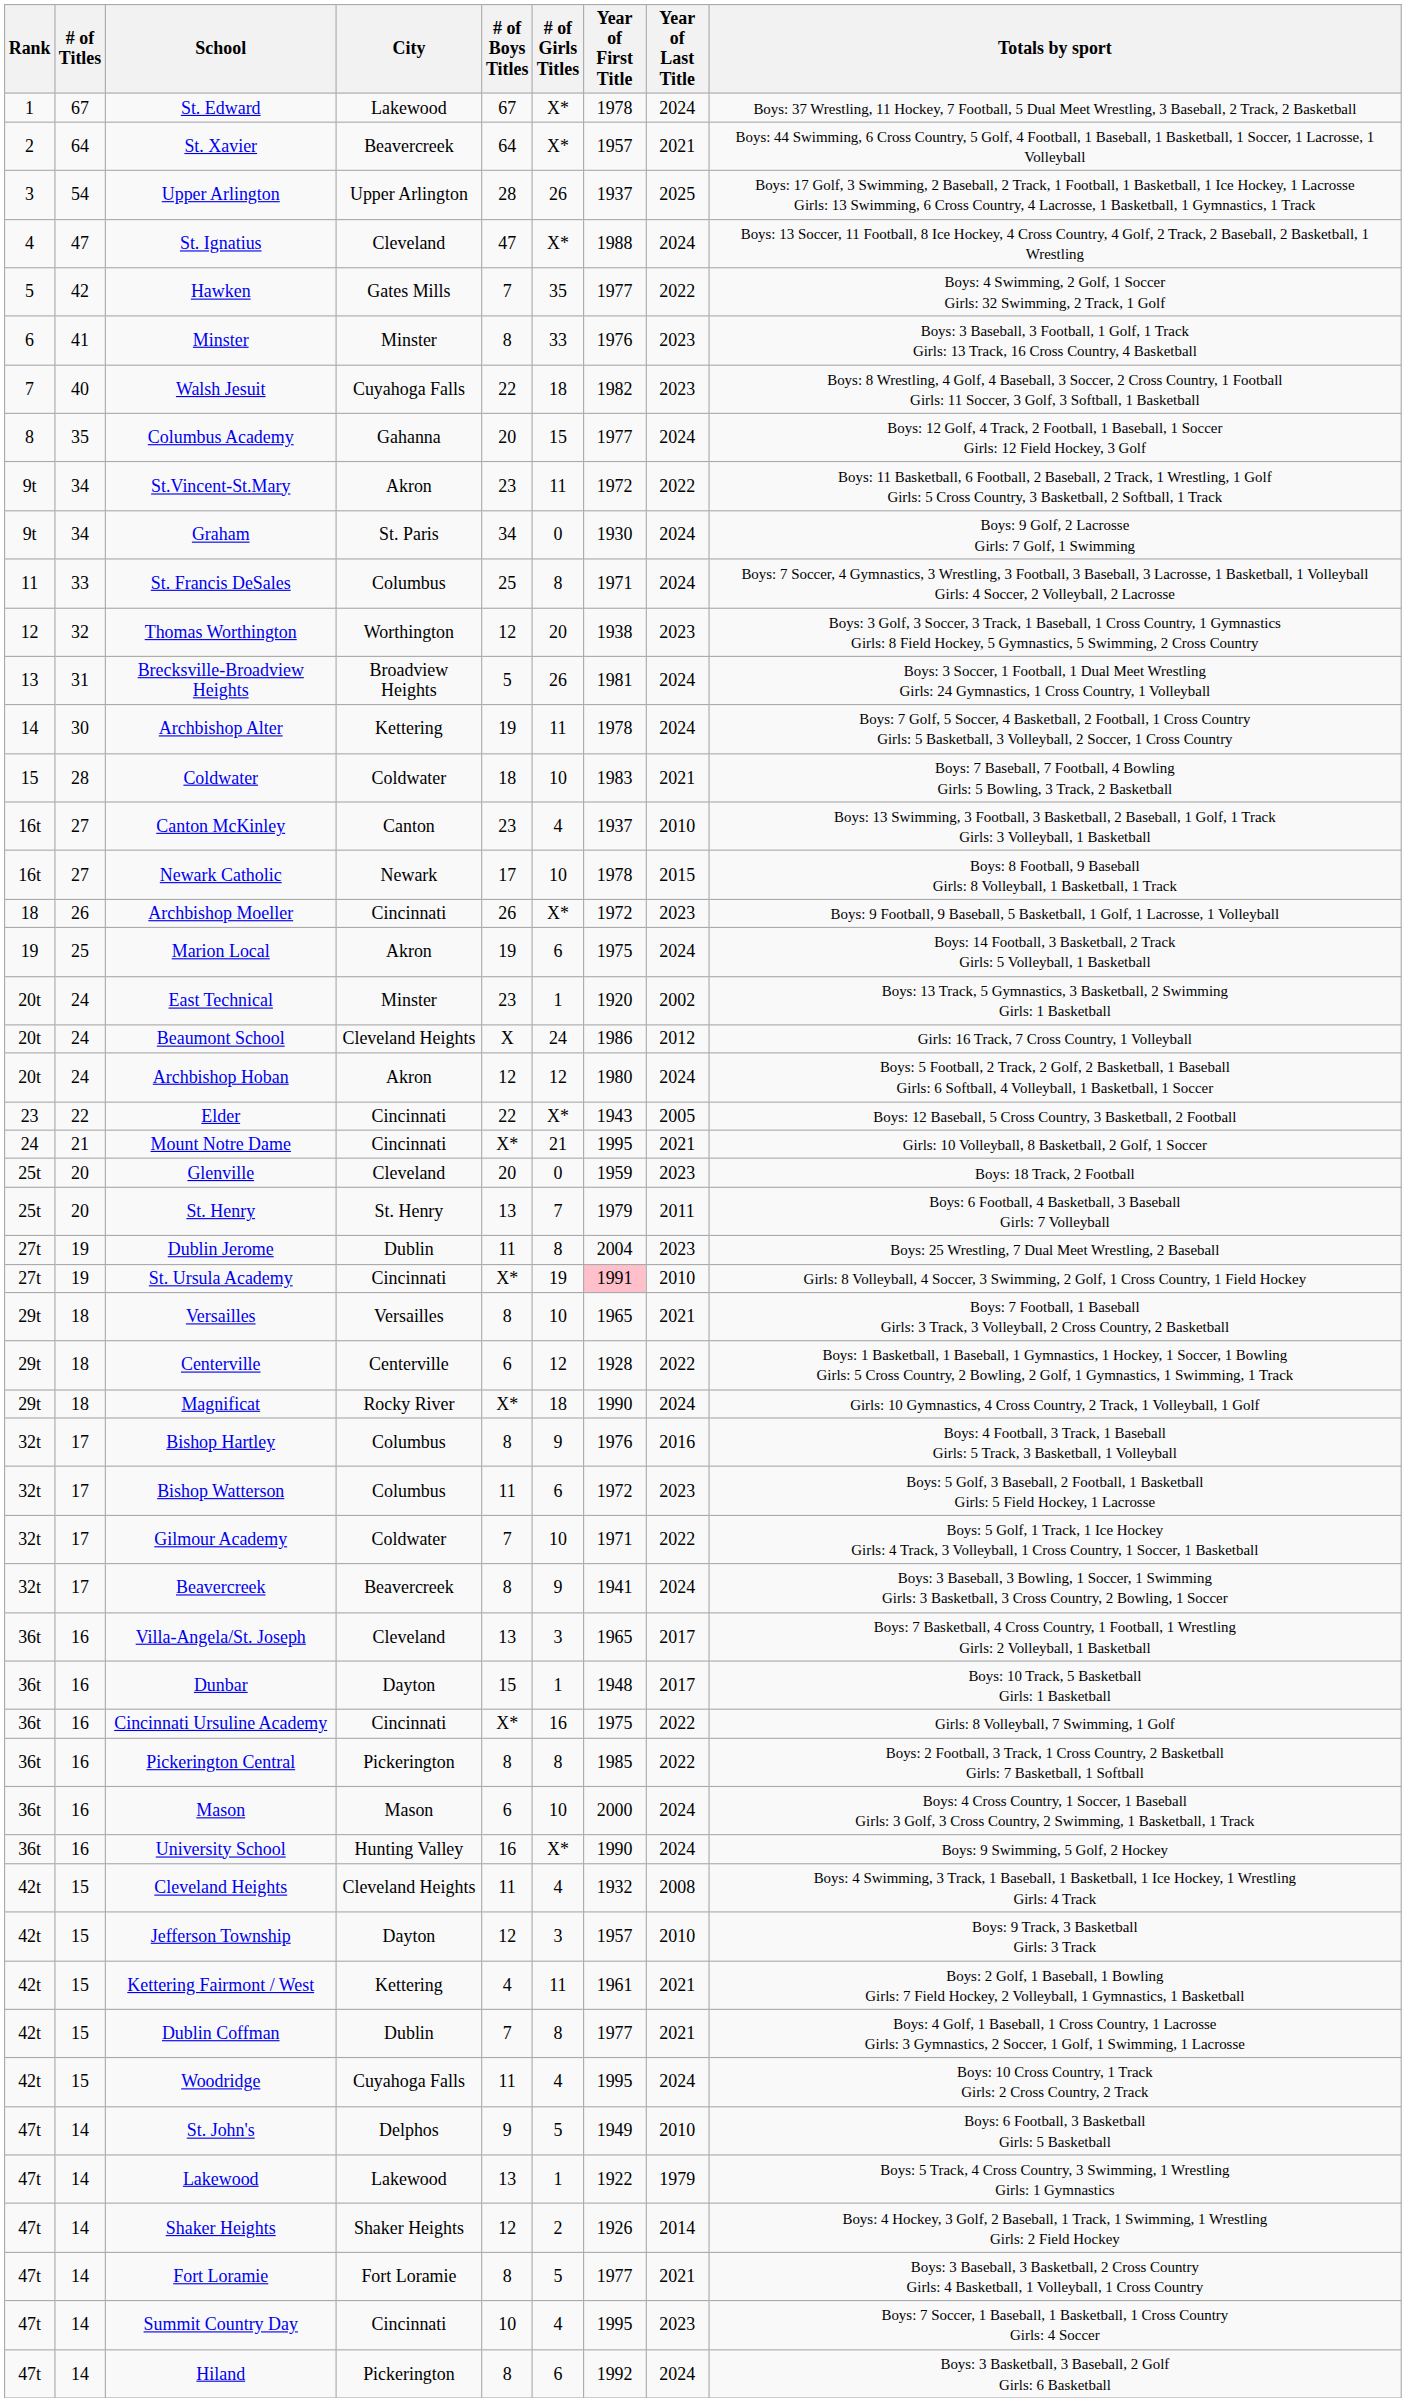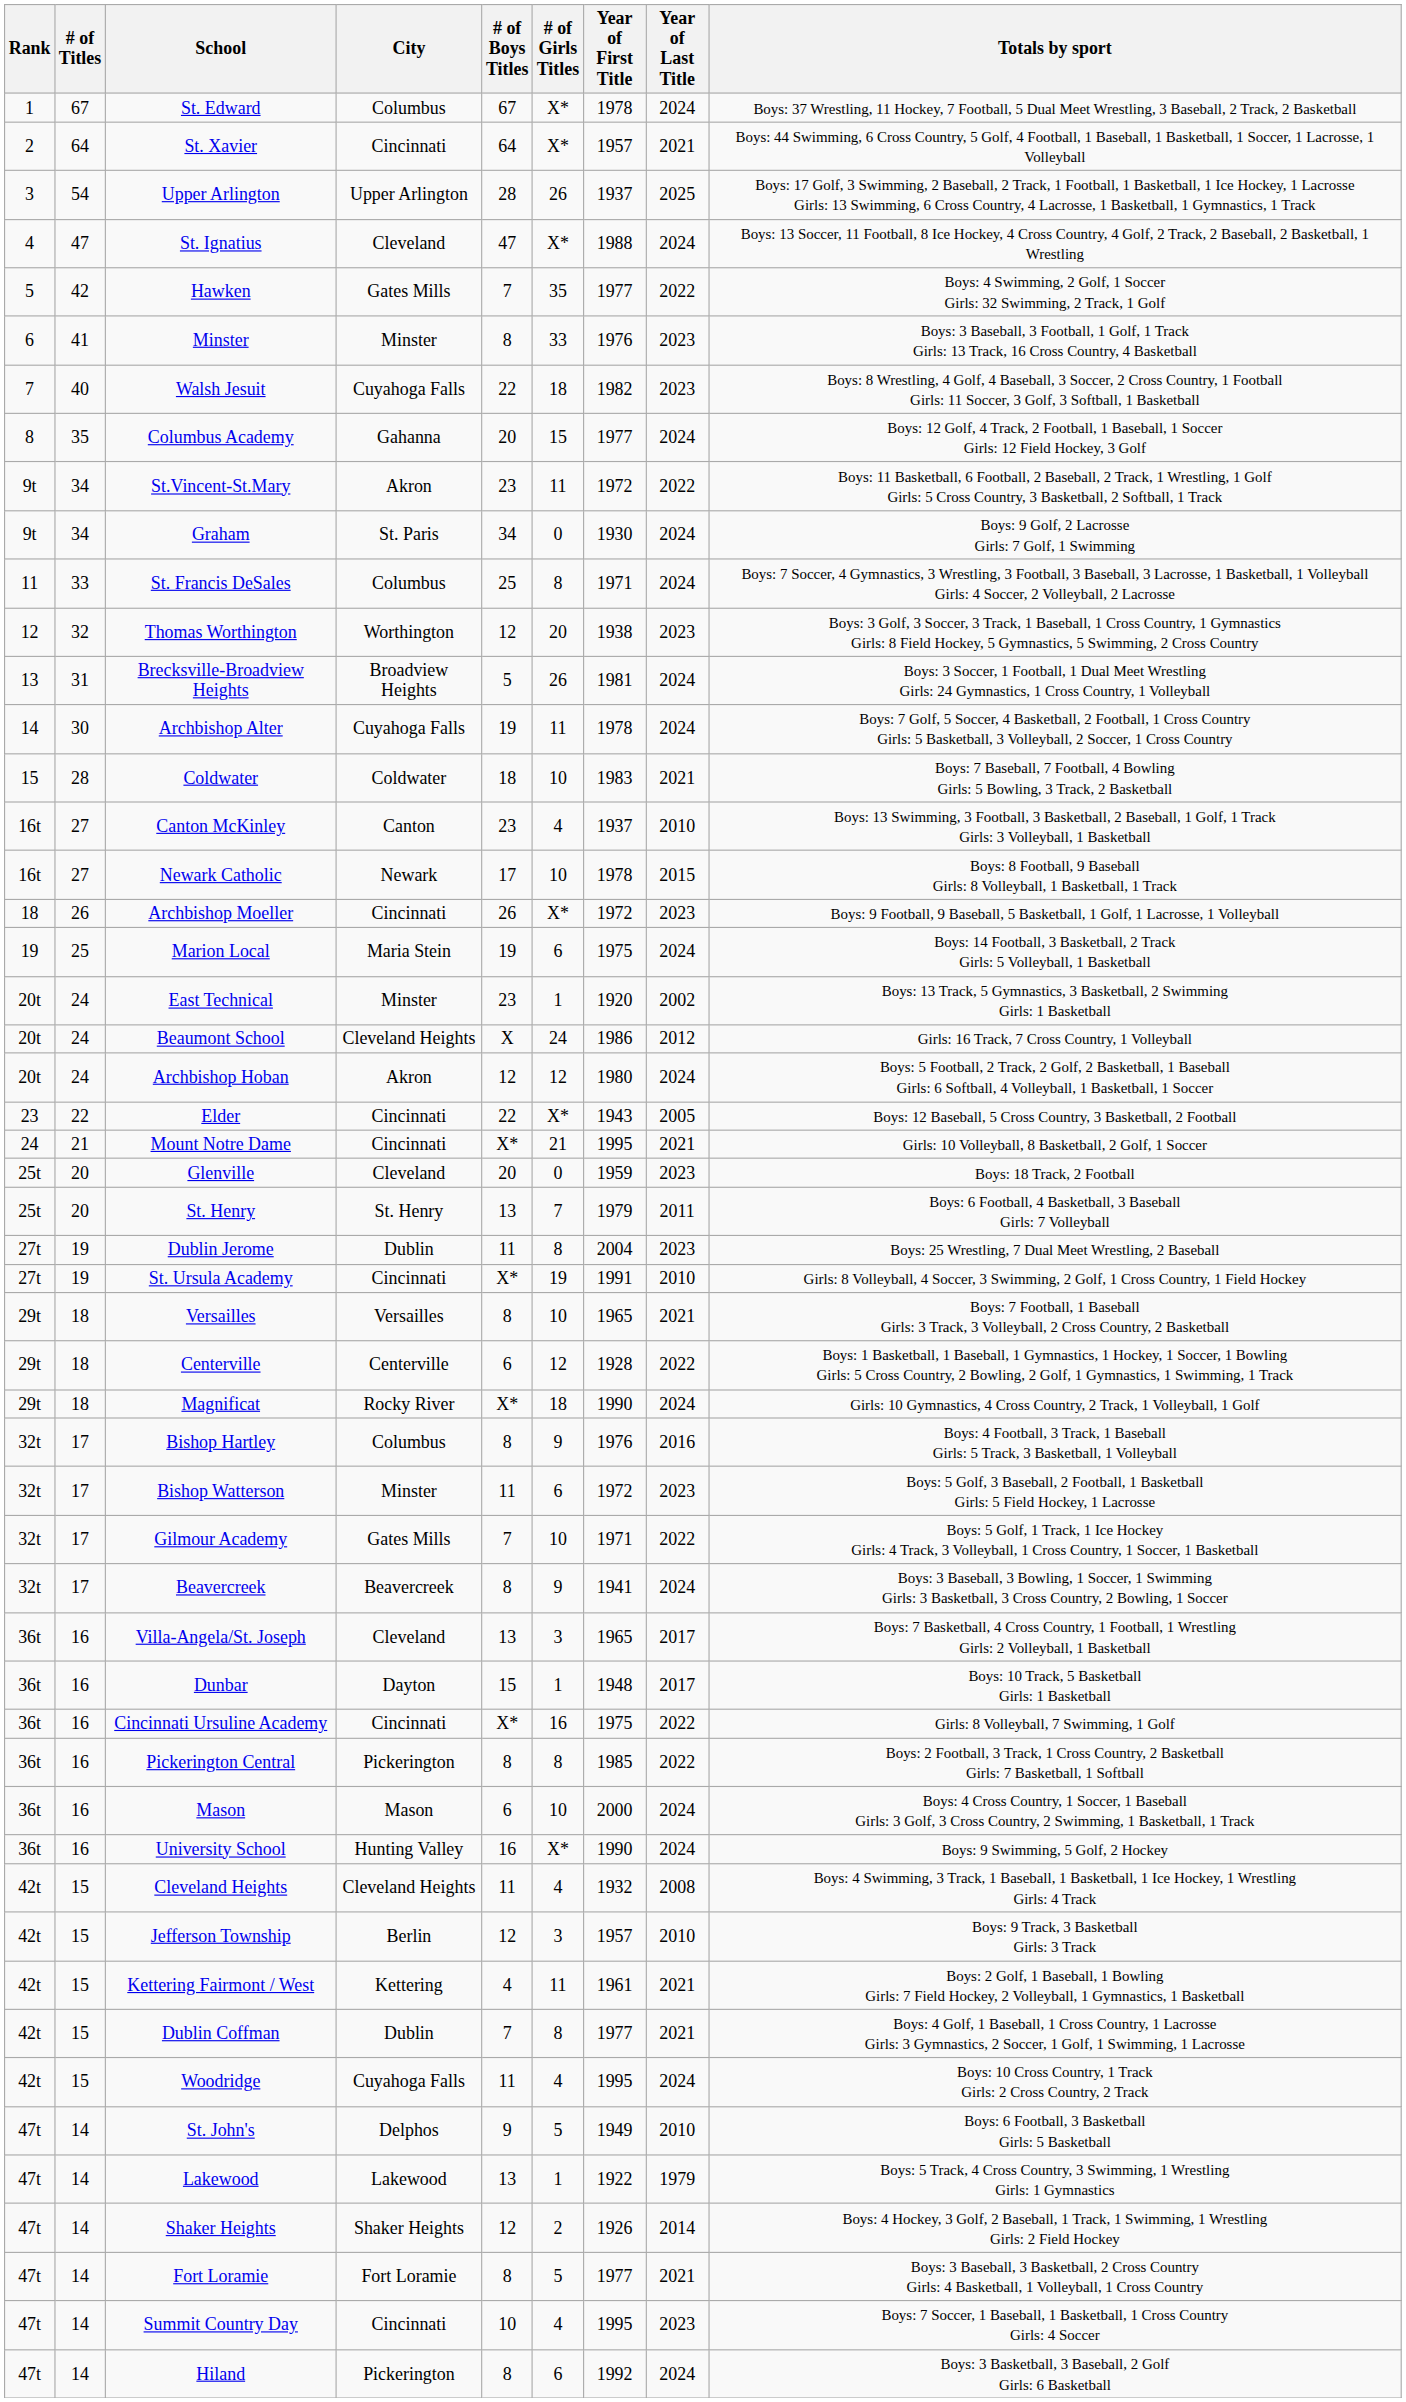(409, 107) Lakewood -> (409, 107) Columbus
(409, 146) Beavercreek -> (409, 146) Cincinnati
(409, 729) Kettering -> (409, 729) Cuyahoga Falls
(409, 951) Akron -> (409, 951) Maria Stein
(615, 1278) pink background -> (615, 1278) no background
(409, 1490) Columbus -> (409, 1490) Minster
(409, 1539) Coldwater -> (409, 1539) Gates Mills
(409, 1936) Dayton -> (409, 1936) Berlin
